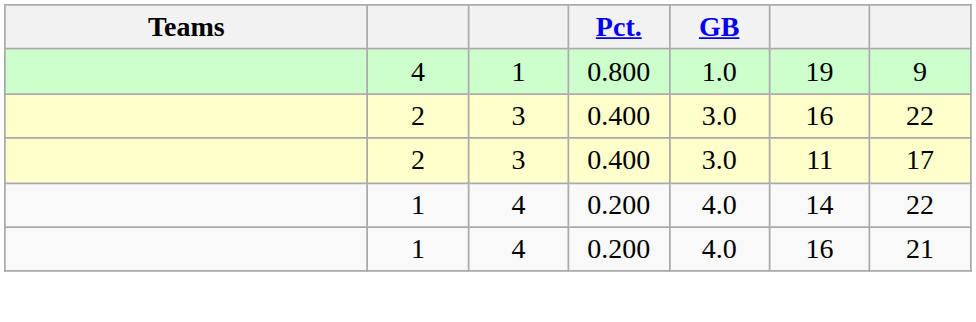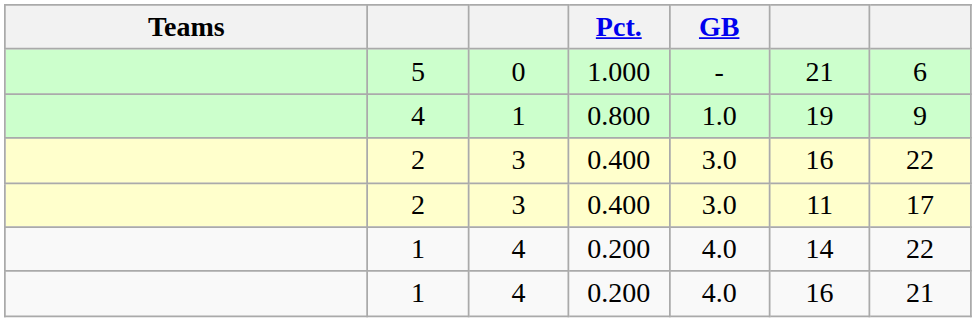+ row: (418, 71)
